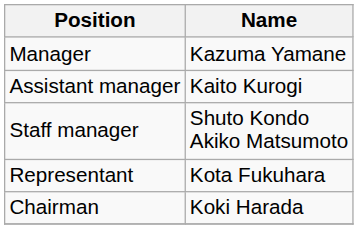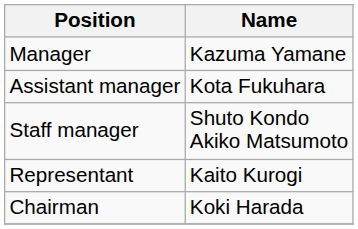(246, 86) Kaito Kurogi -> (258, 86) Kota Fukuhara
(258, 175) Kota Fukuhara -> (246, 175) Kaito Kurogi
